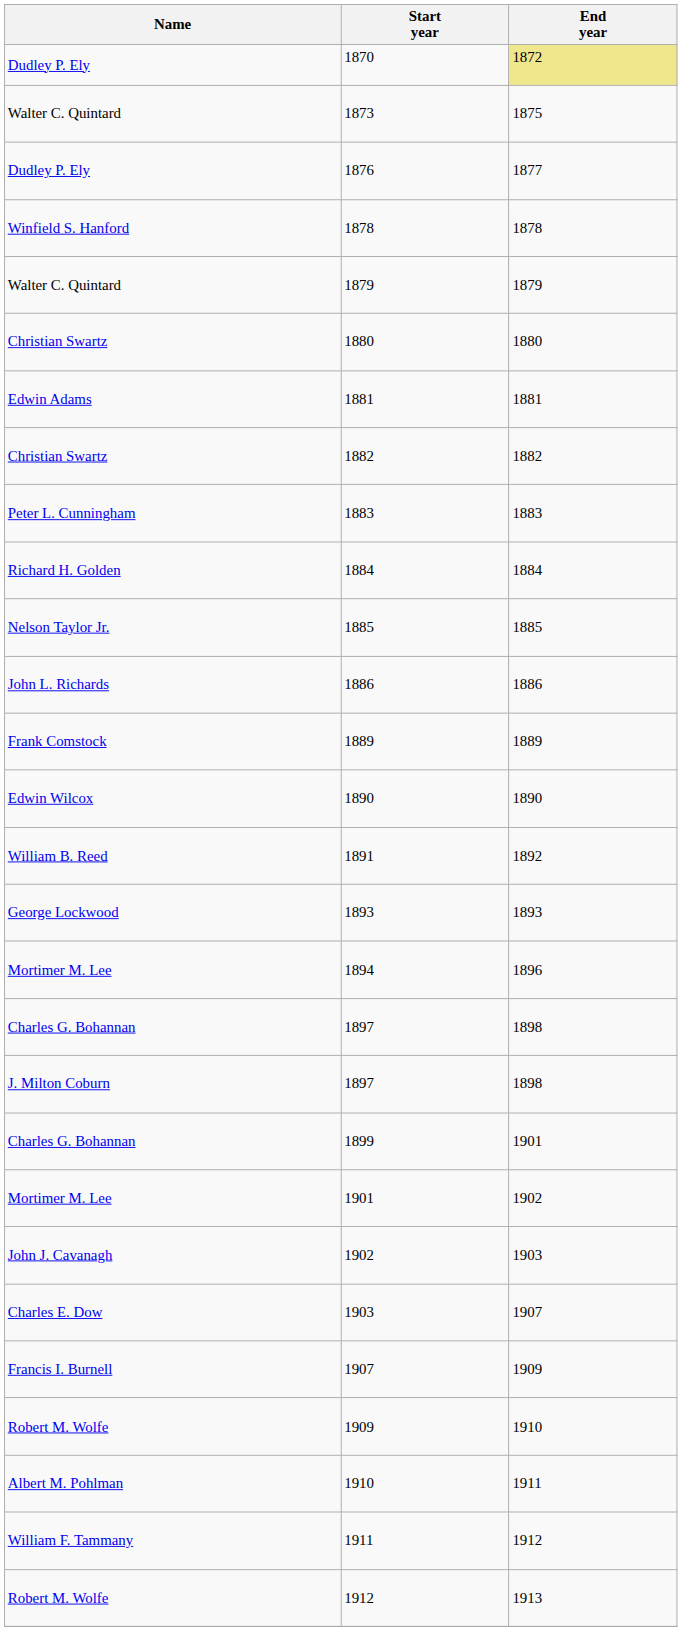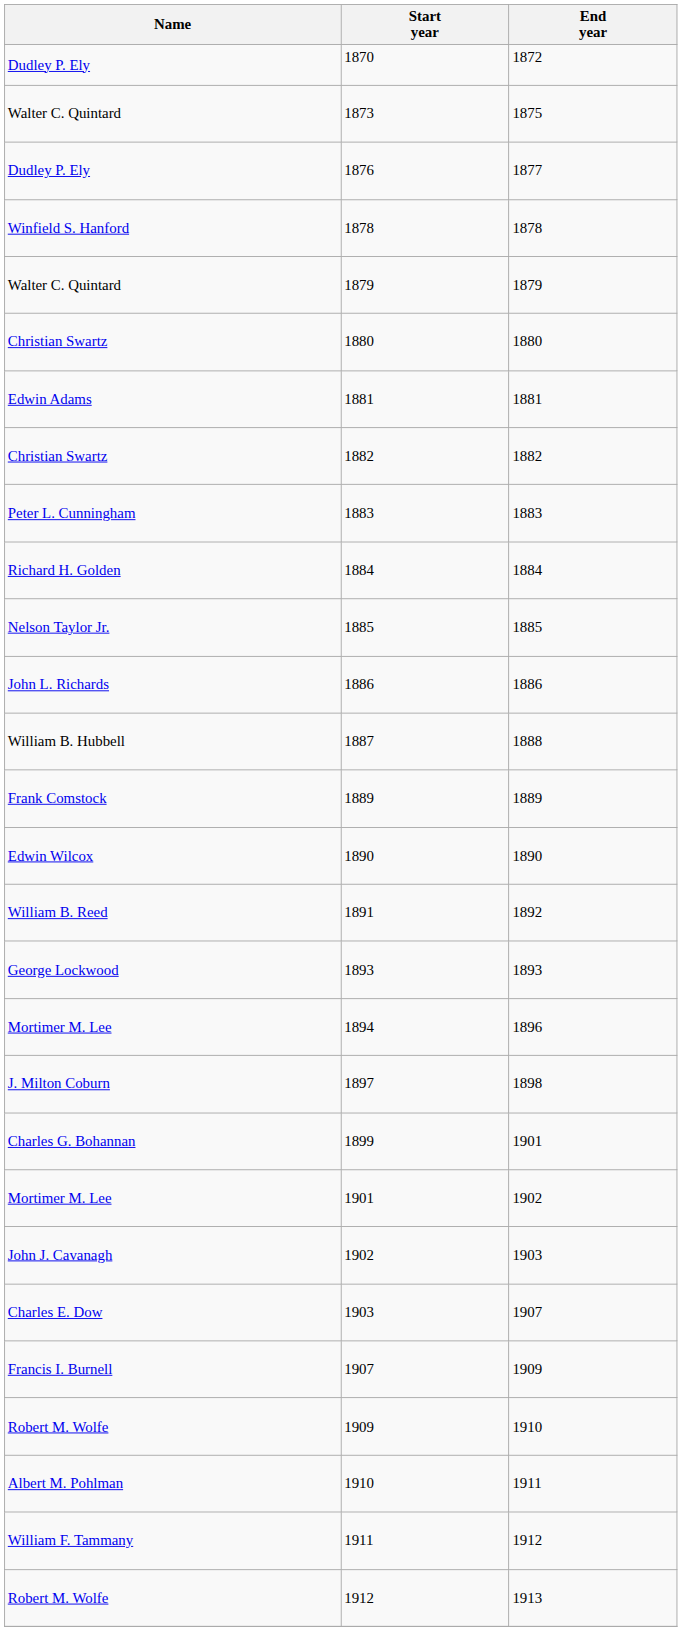(527, 56) khaki background -> (527, 56) no background
+ row: (66, 741)
- row: (72, 1026)
